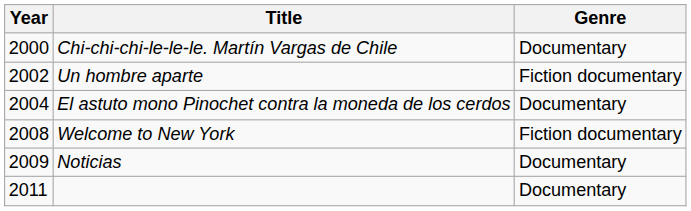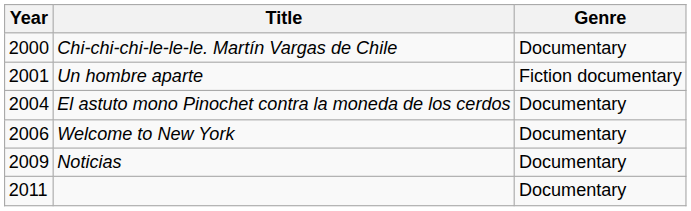(29, 76) 2002 -> (29, 76) 2001
(29, 133) 2008 -> (29, 133) 2006
(600, 133) Fiction documentary -> (573, 133) Documentary
